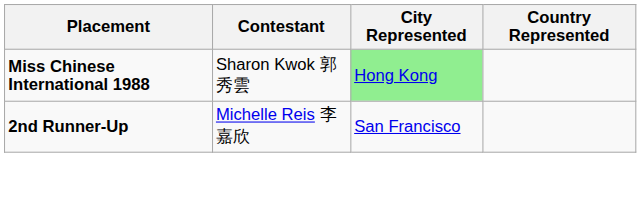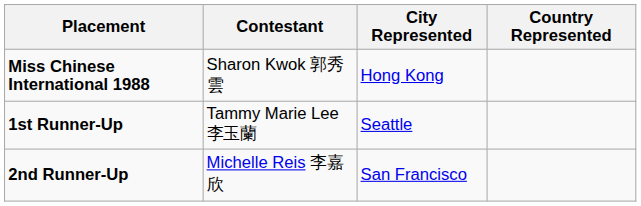(396, 75) lightgreen background -> (402, 75) no background
+ row: (66, 125)
